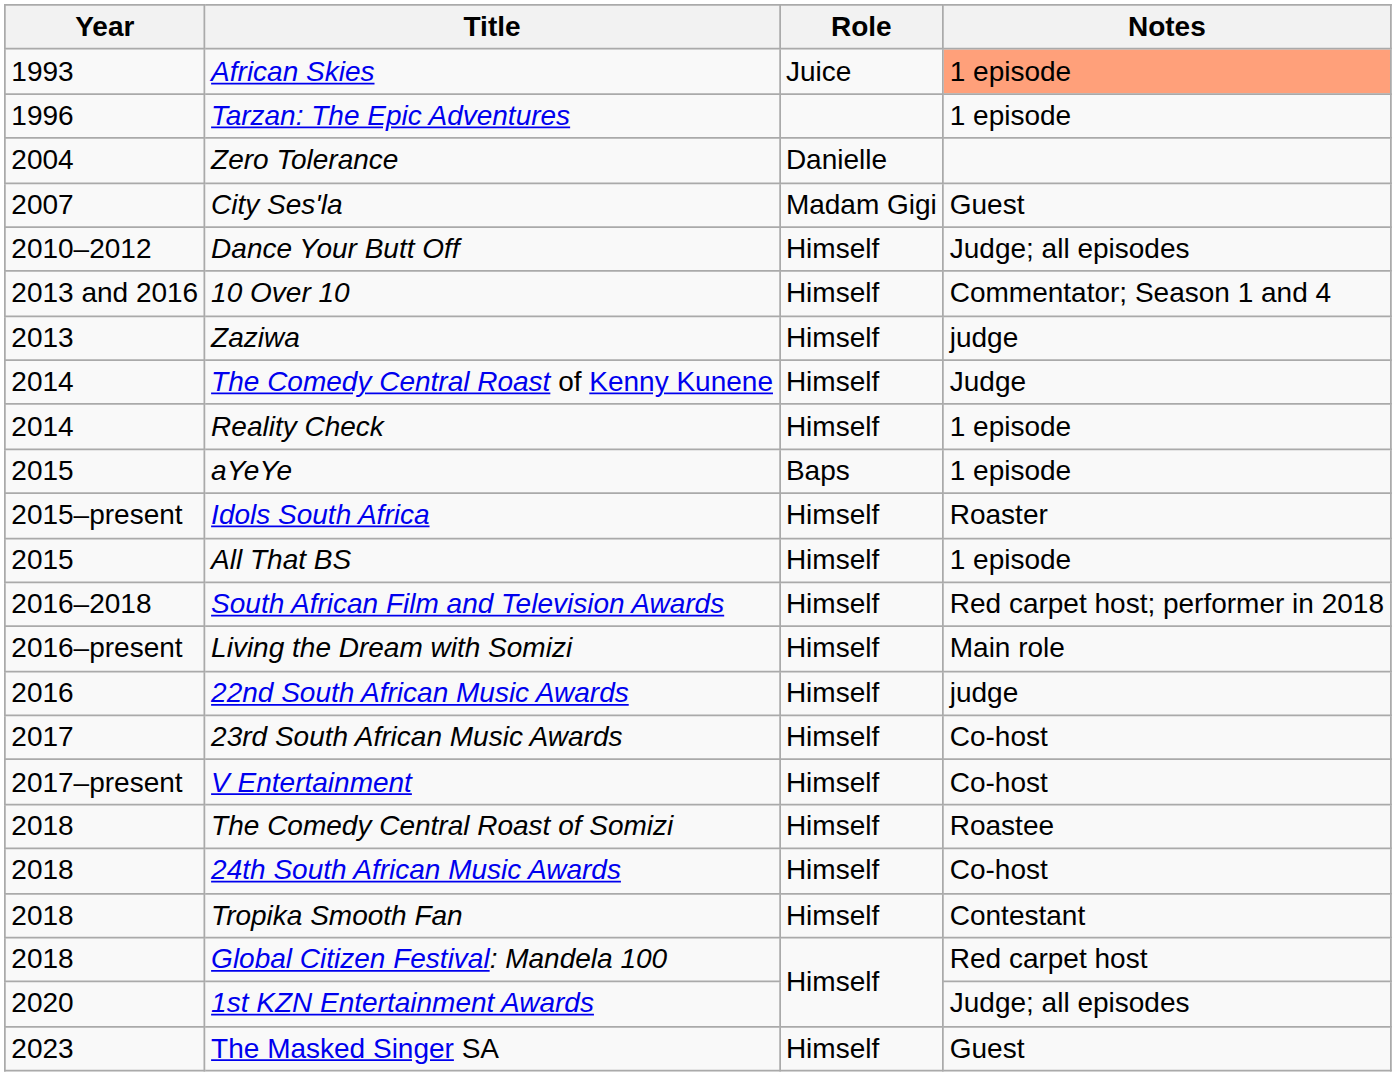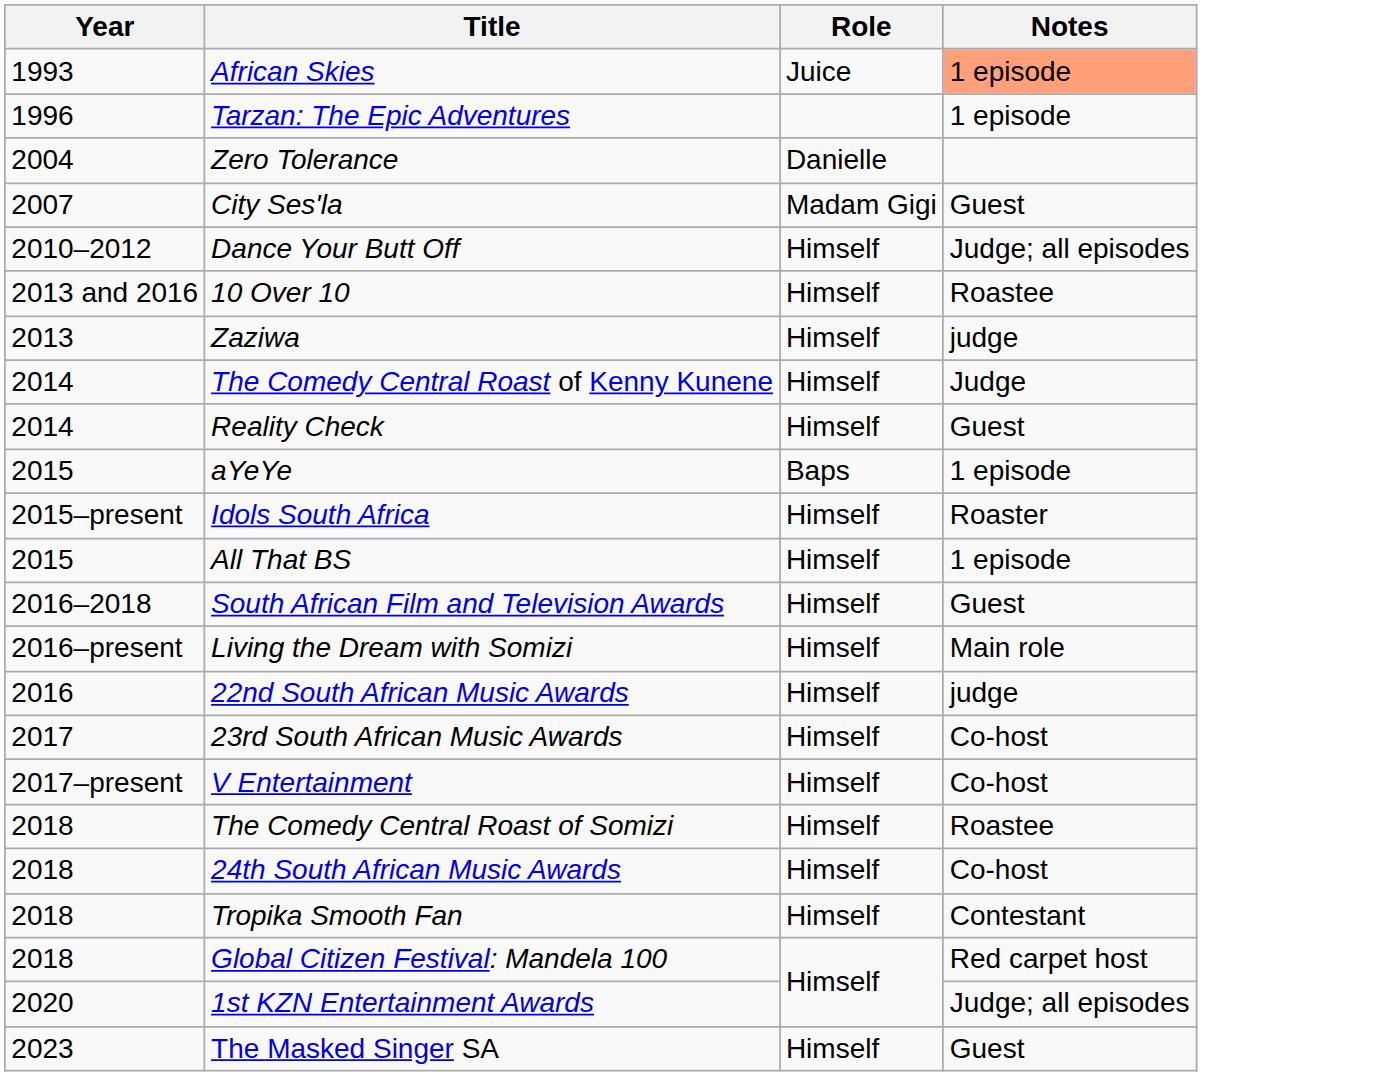(1140, 293) Commentator; Season 1 and 4 -> (1002, 293) Roastee
(1010, 426) 1 episode -> (987, 426) Guest
(1167, 603) Red carpet host; performer in 2018 -> (987, 603) Guest
